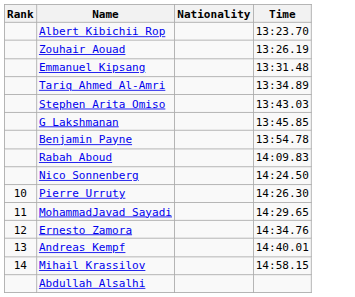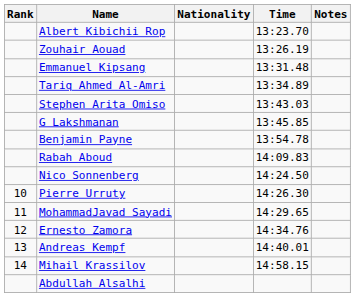+ column: (331, 13)
